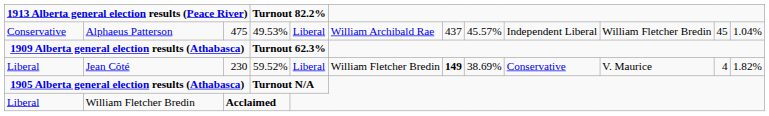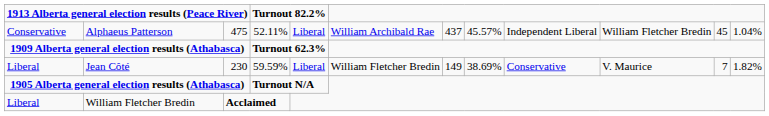(270, 31) 49.53% -> (271, 31) 52.11%
(270, 66) 59.52% -> (270, 66) 59.59%
(453, 66) bold -> (453, 66) normal
(725, 66) 4 -> (725, 66) 7
